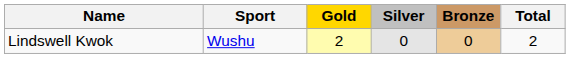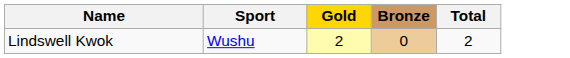- column: (404, 16)
